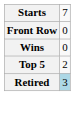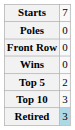+ row: (32, 30)
+ row: (32, 99)
